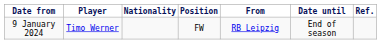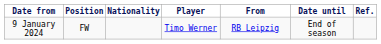columns swapped: (199, 11) <-> (93, 11)
